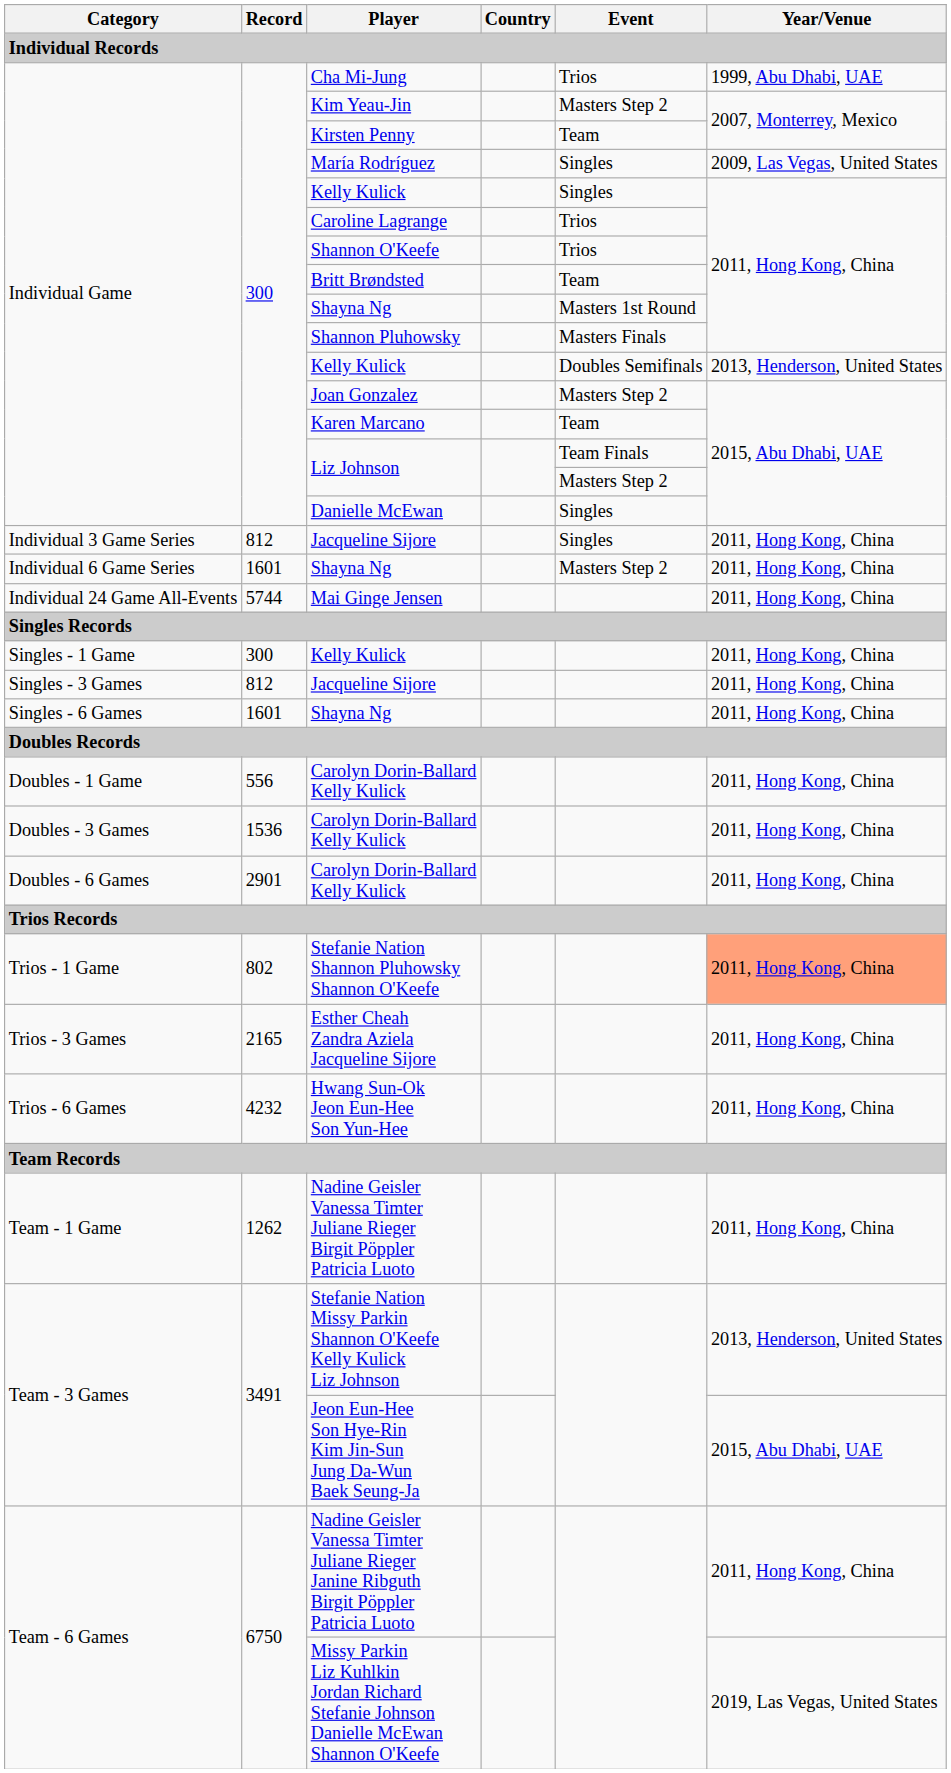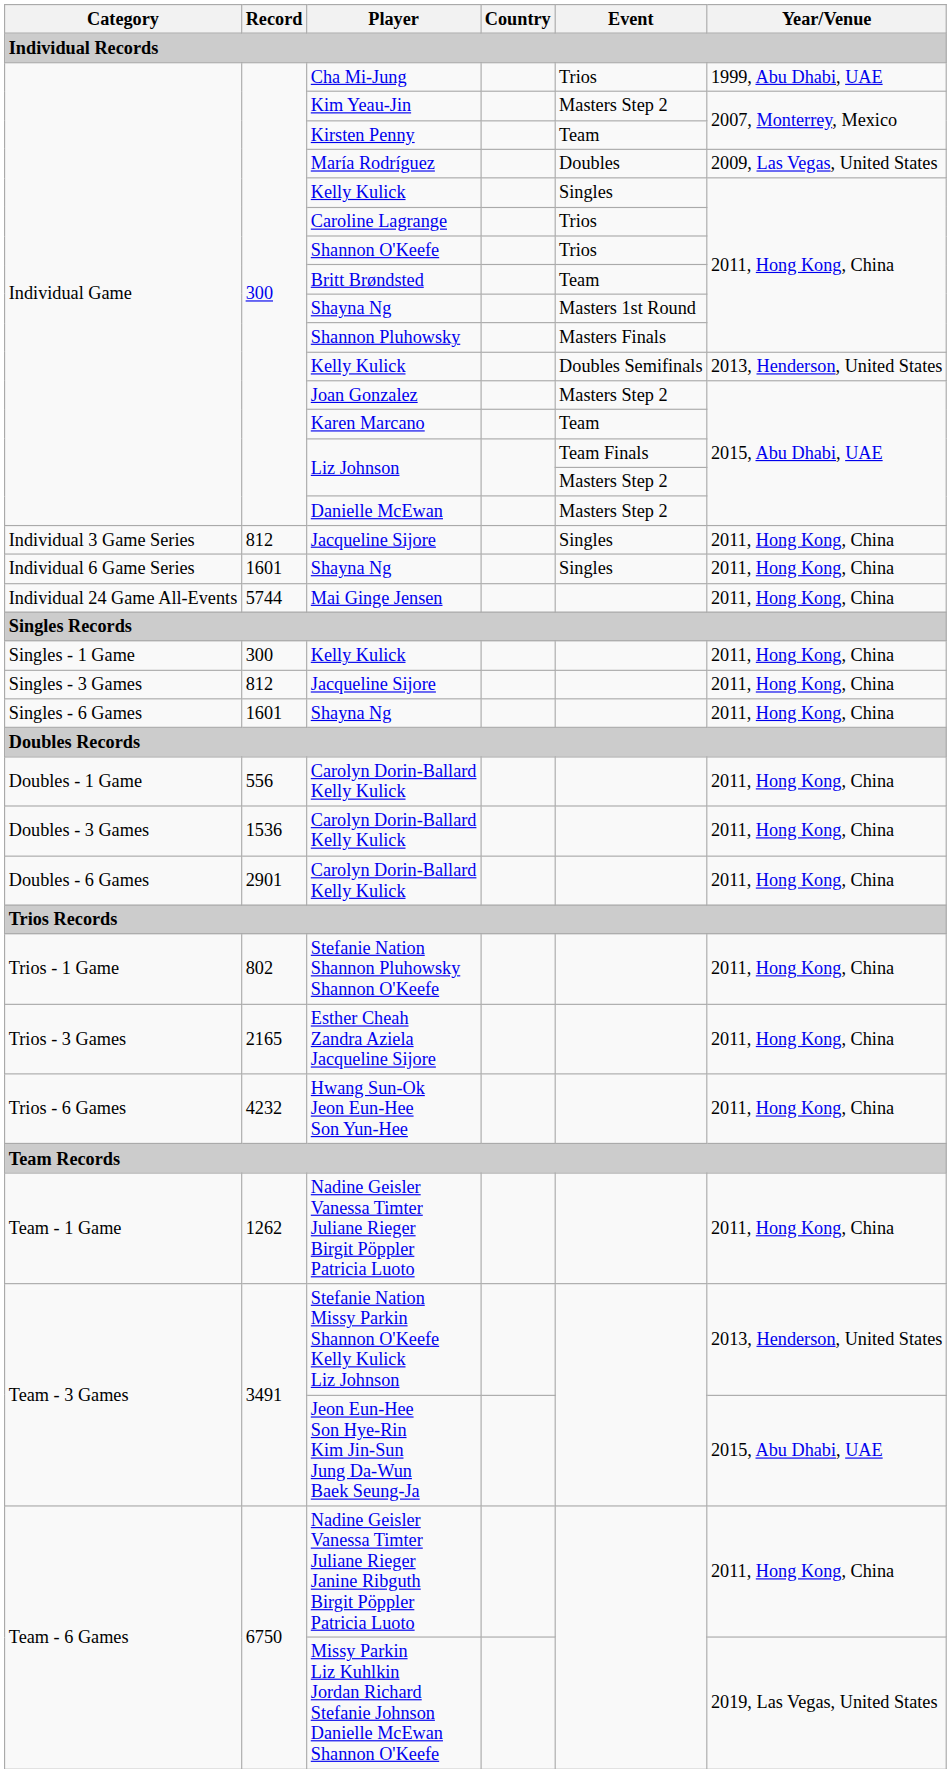(586, 163) Singles -> (590, 163) Doubles
(586, 510) Singles -> (613, 510) Masters Step 2
(613, 568) Masters Step 2 -> (586, 568) Singles
(803, 968) lightsalmon background -> (803, 968) no background
